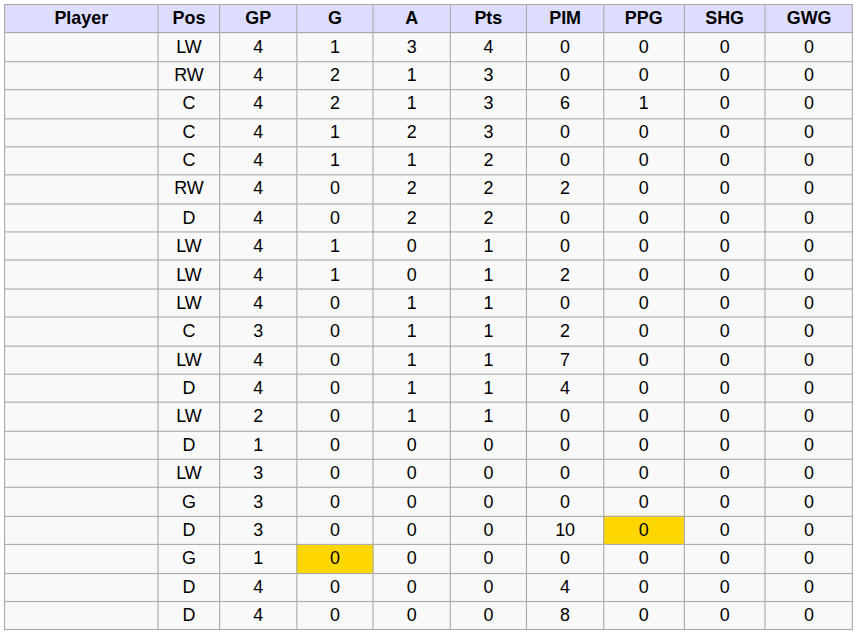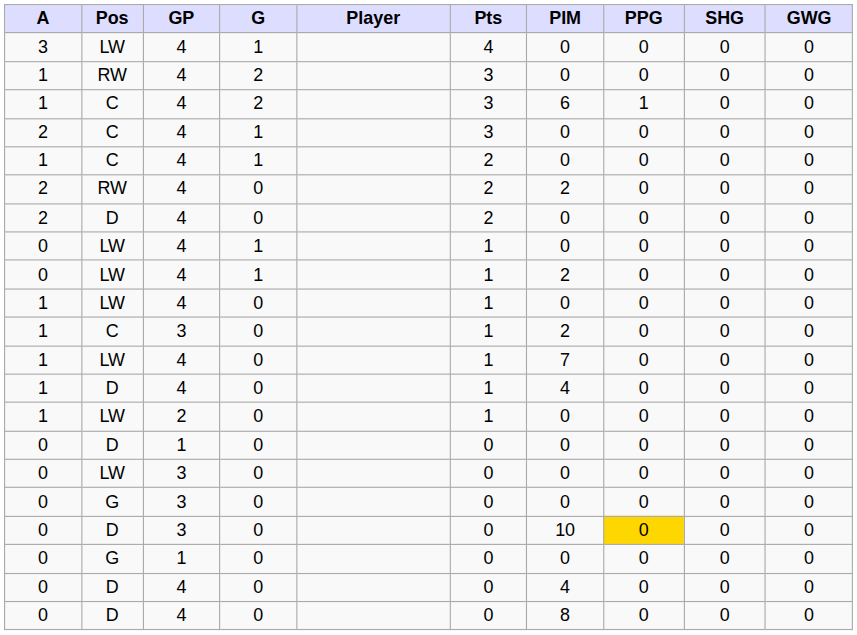columns swapped: (81, 18) <-> (412, 18)
(335, 558) gold background -> (258, 558) no background
